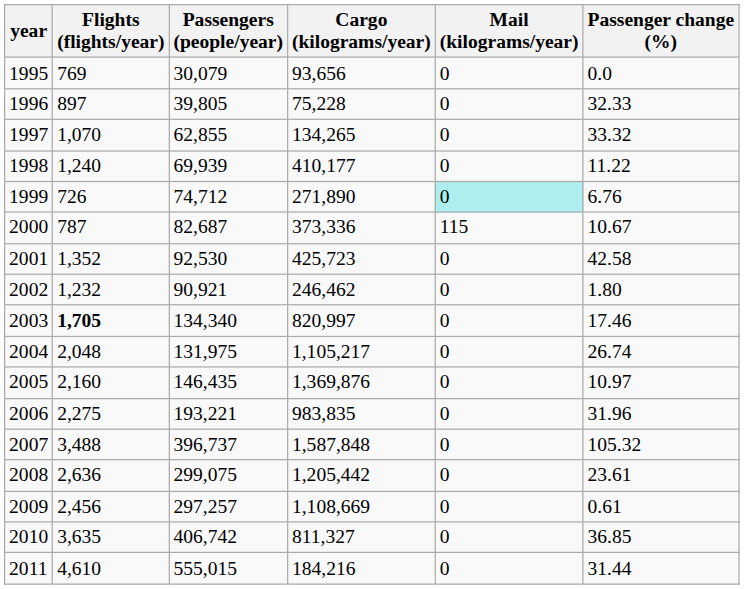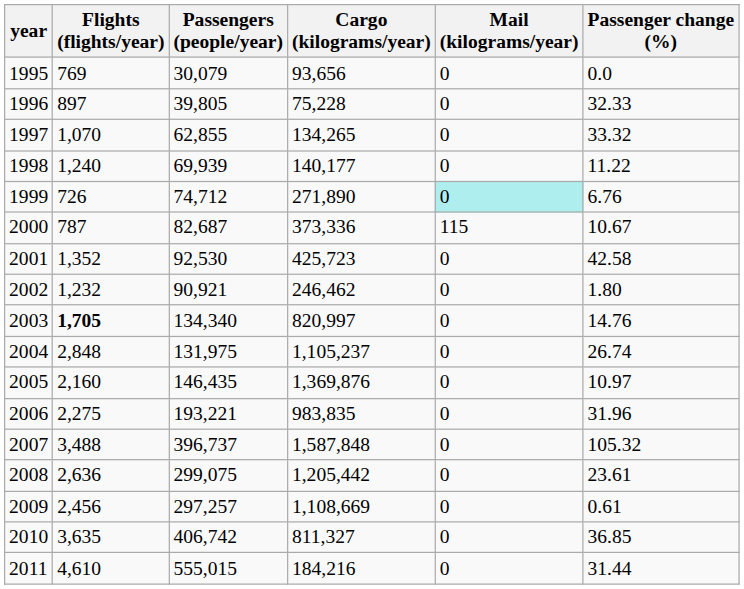(324, 165) 410,177 -> (324, 165) 140,177
(609, 320) 17.46 -> (609, 320) 14.76
(79, 351) 2,048 -> (79, 351) 2,848
(331, 351) 1,105,217 -> (331, 351) 1,105,237
